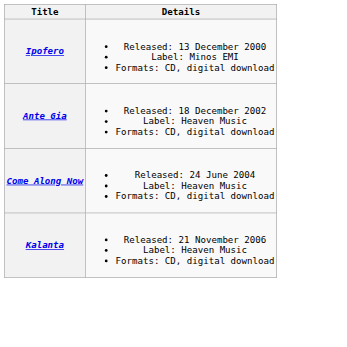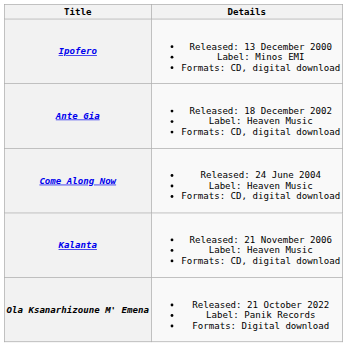+ row: (78, 310)
